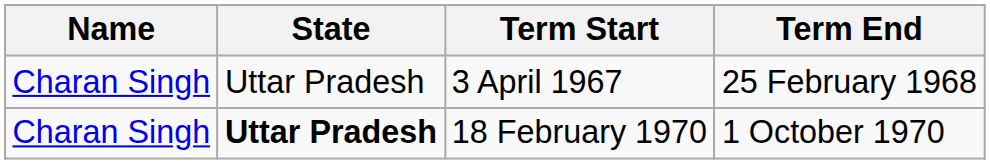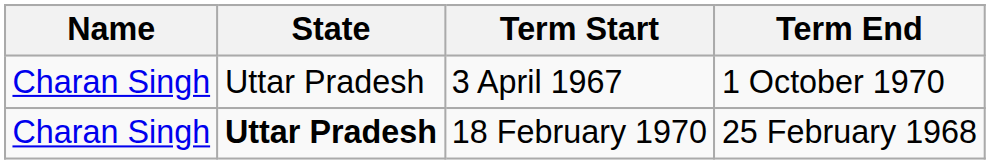(849, 81) 25 February 1968 -> (833, 81) 1 October 1970
(833, 132) 1 October 1970 -> (849, 132) 25 February 1968
